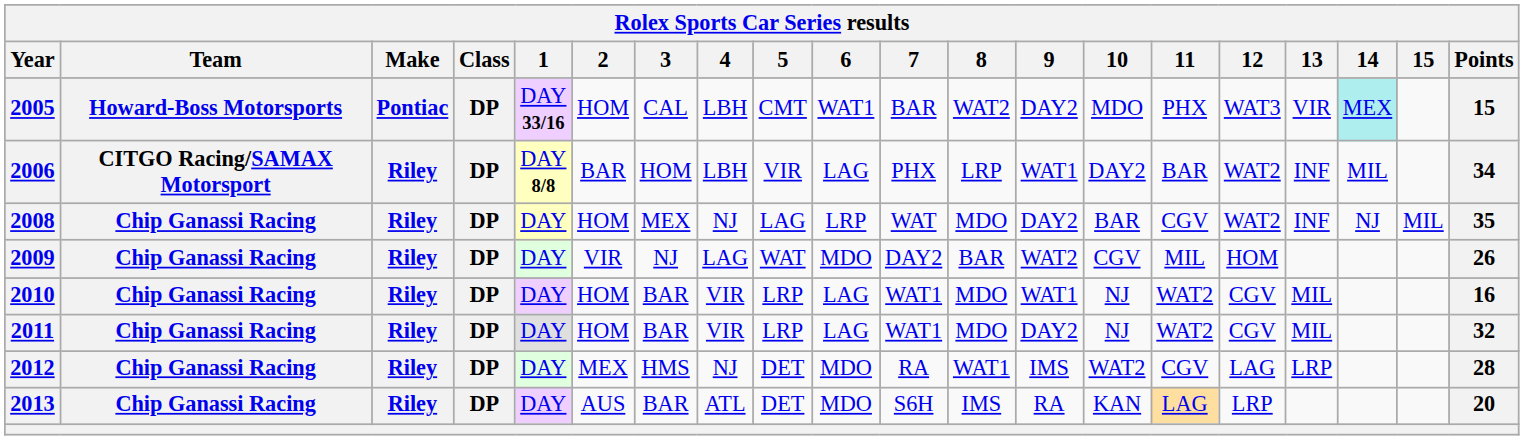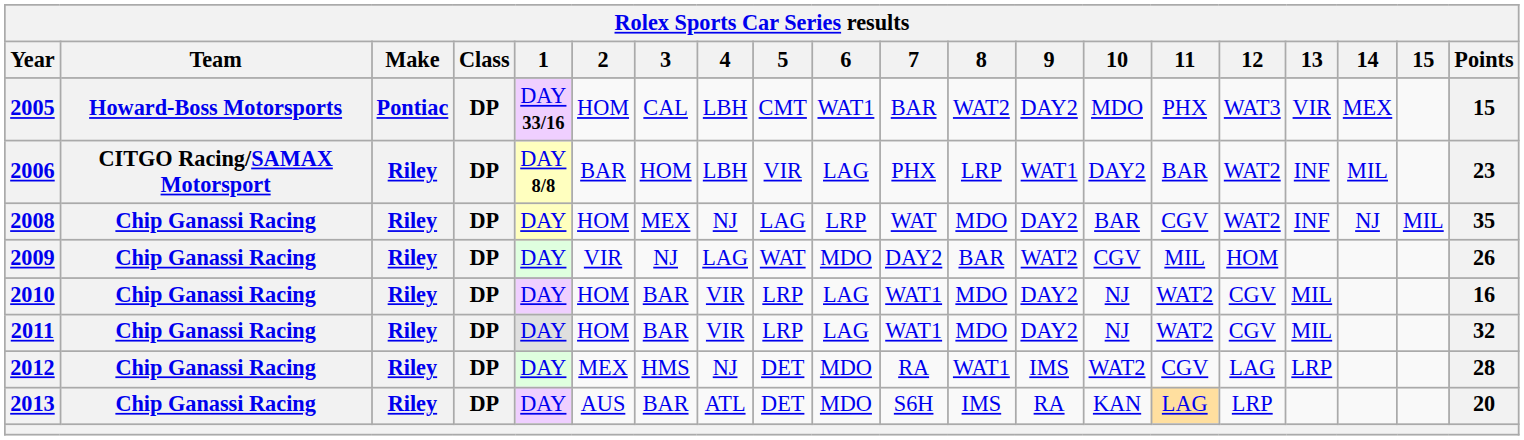(1368, 109) paleturquoise background -> (1368, 109) no background
(1484, 171) 34 -> (1484, 171) 23
(1049, 295) WAT1 -> (1049, 295) DAY2
